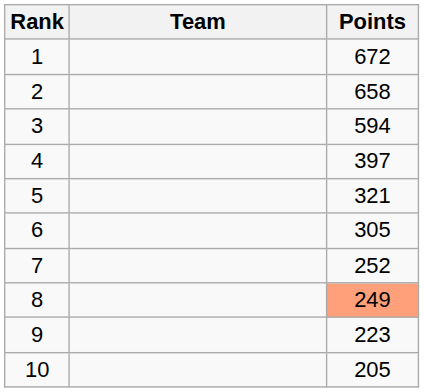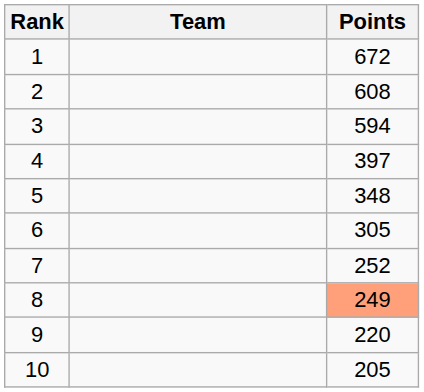(372, 91) 658 -> (372, 91) 608
(372, 195) 321 -> (372, 195) 348
(372, 334) 223 -> (372, 334) 220
